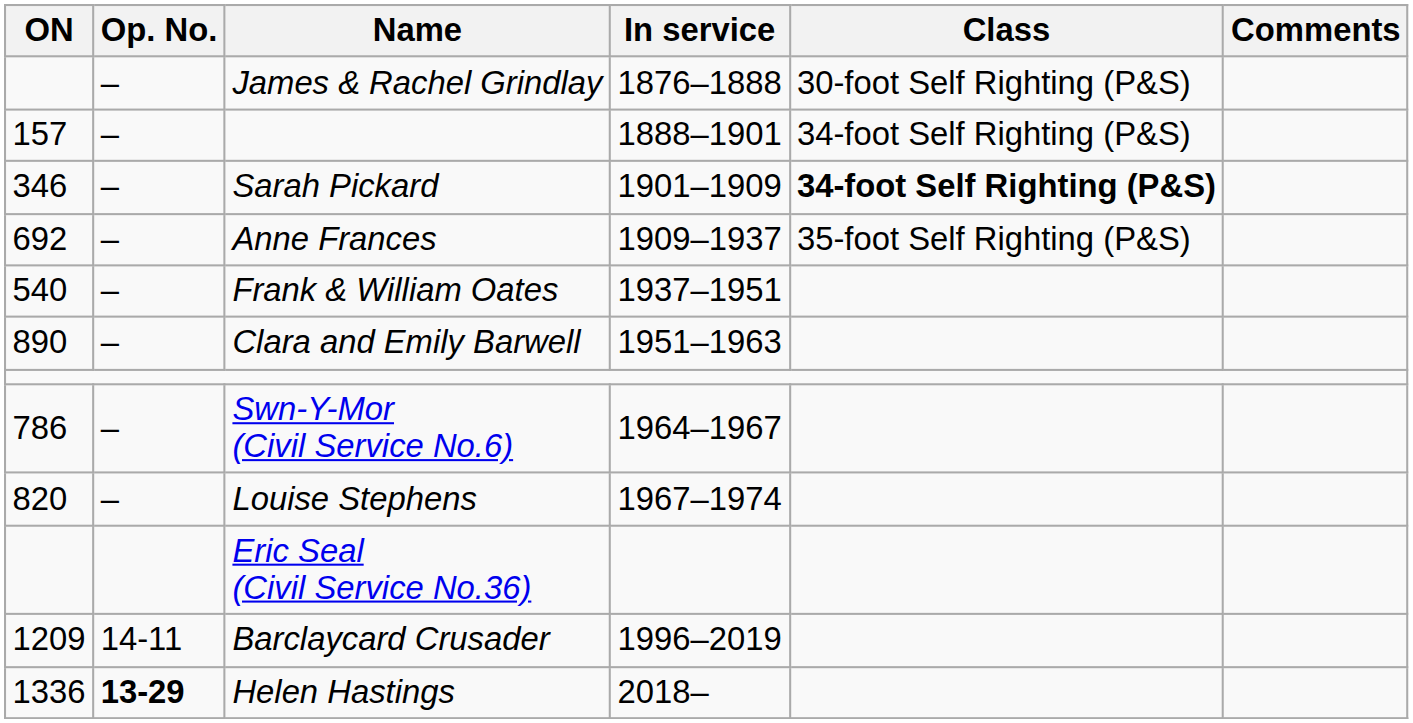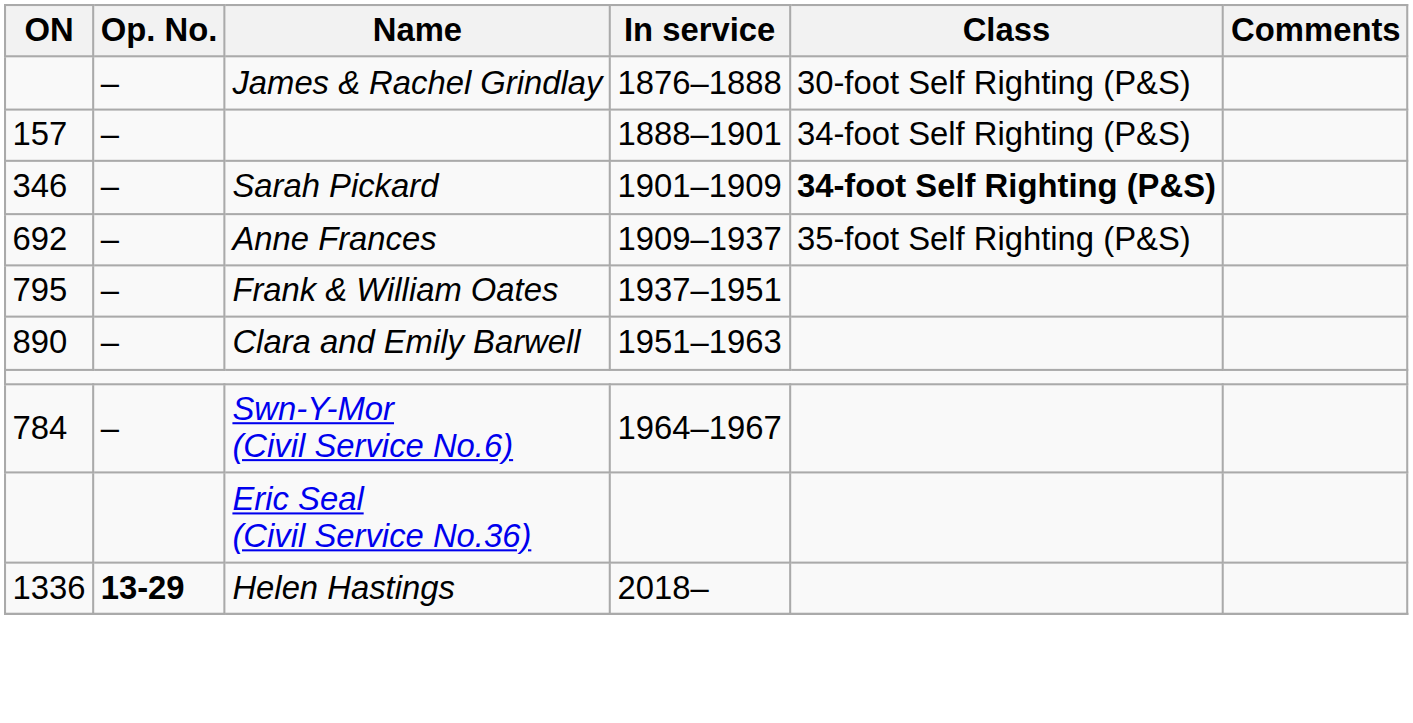(40, 290) 540 -> (40, 290) 795
(40, 428) 786 -> (40, 428) 784
- row: (355, 498)
- row: (391, 639)
